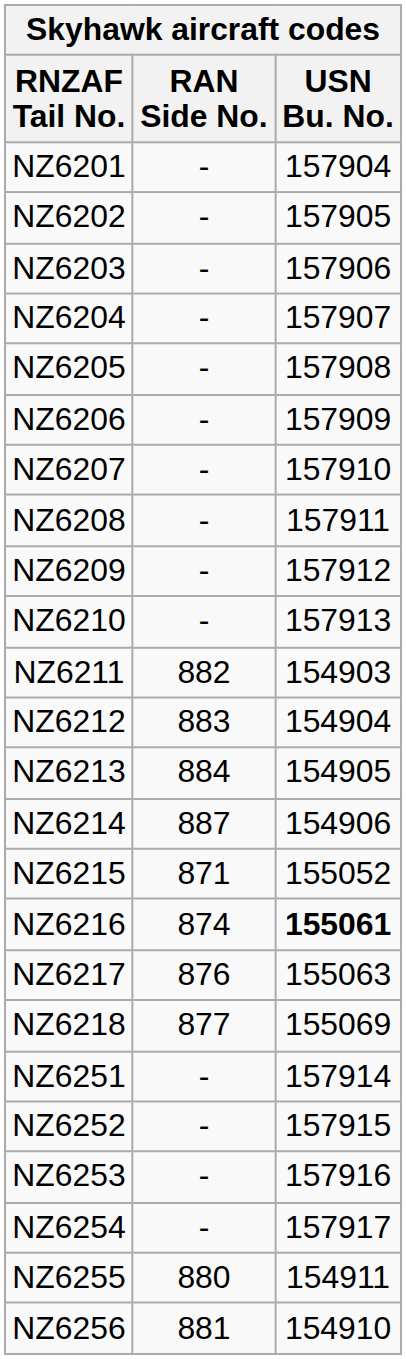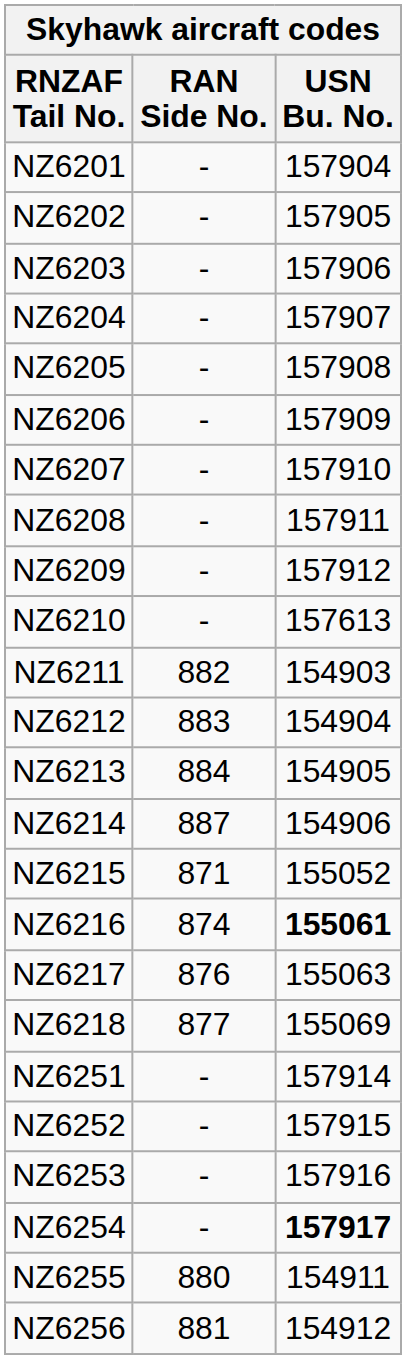(338, 621) 157913 -> (338, 621) 157613
(338, 1226) normal -> (338, 1226) bold
(338, 1327) 154910 -> (338, 1327) 154912
